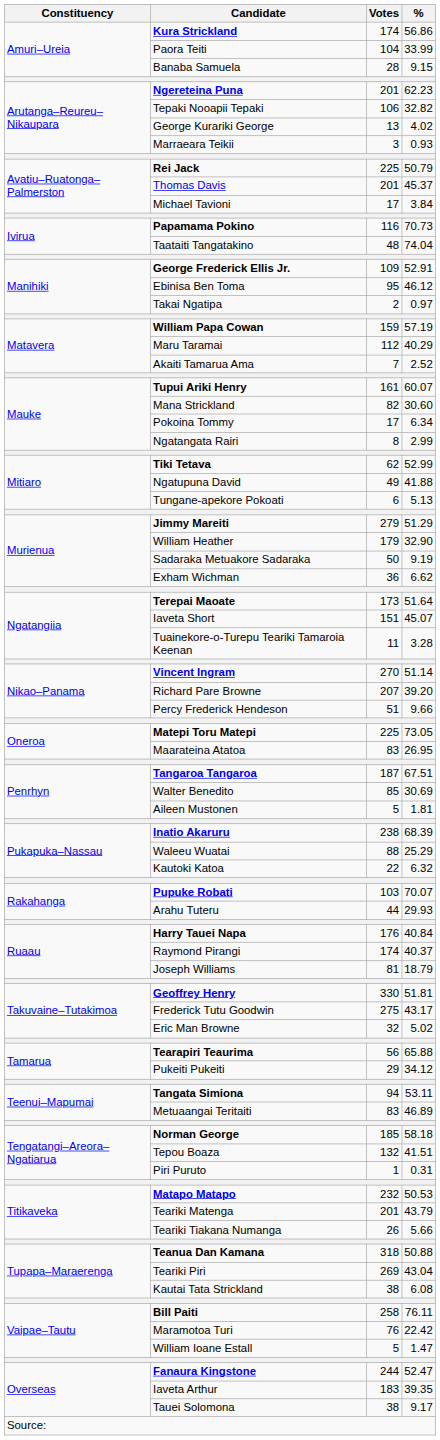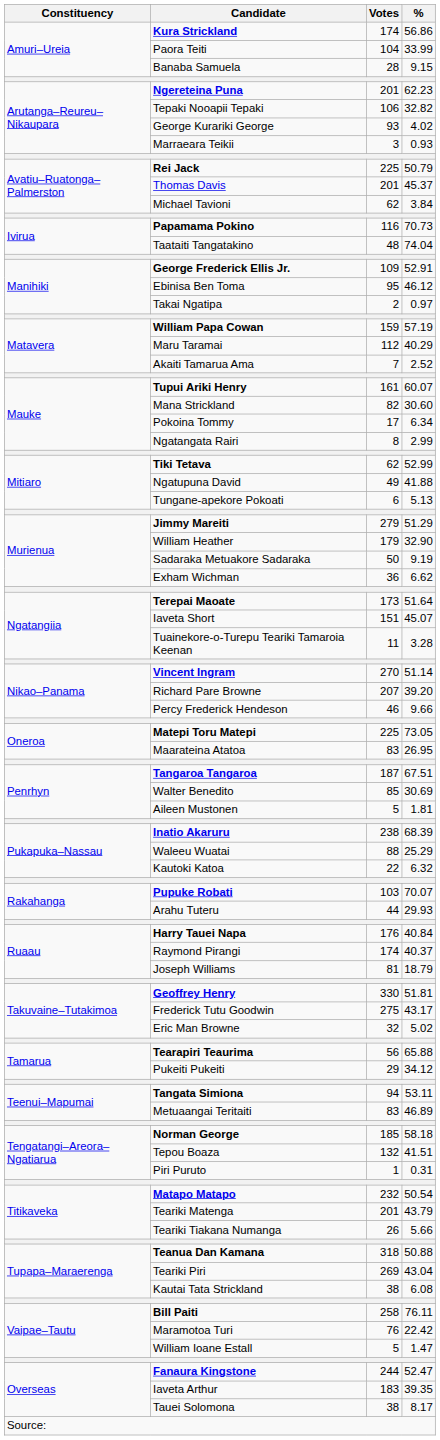(393, 126) 13 -> (393, 126) 93
(393, 204) 17 -> (393, 204) 62
(393, 709) 51 -> (393, 709) 46
(418, 1193) 50.53 -> (418, 1193) 50.54
(422, 1407) 9.17 -> (422, 1407) 8.17
